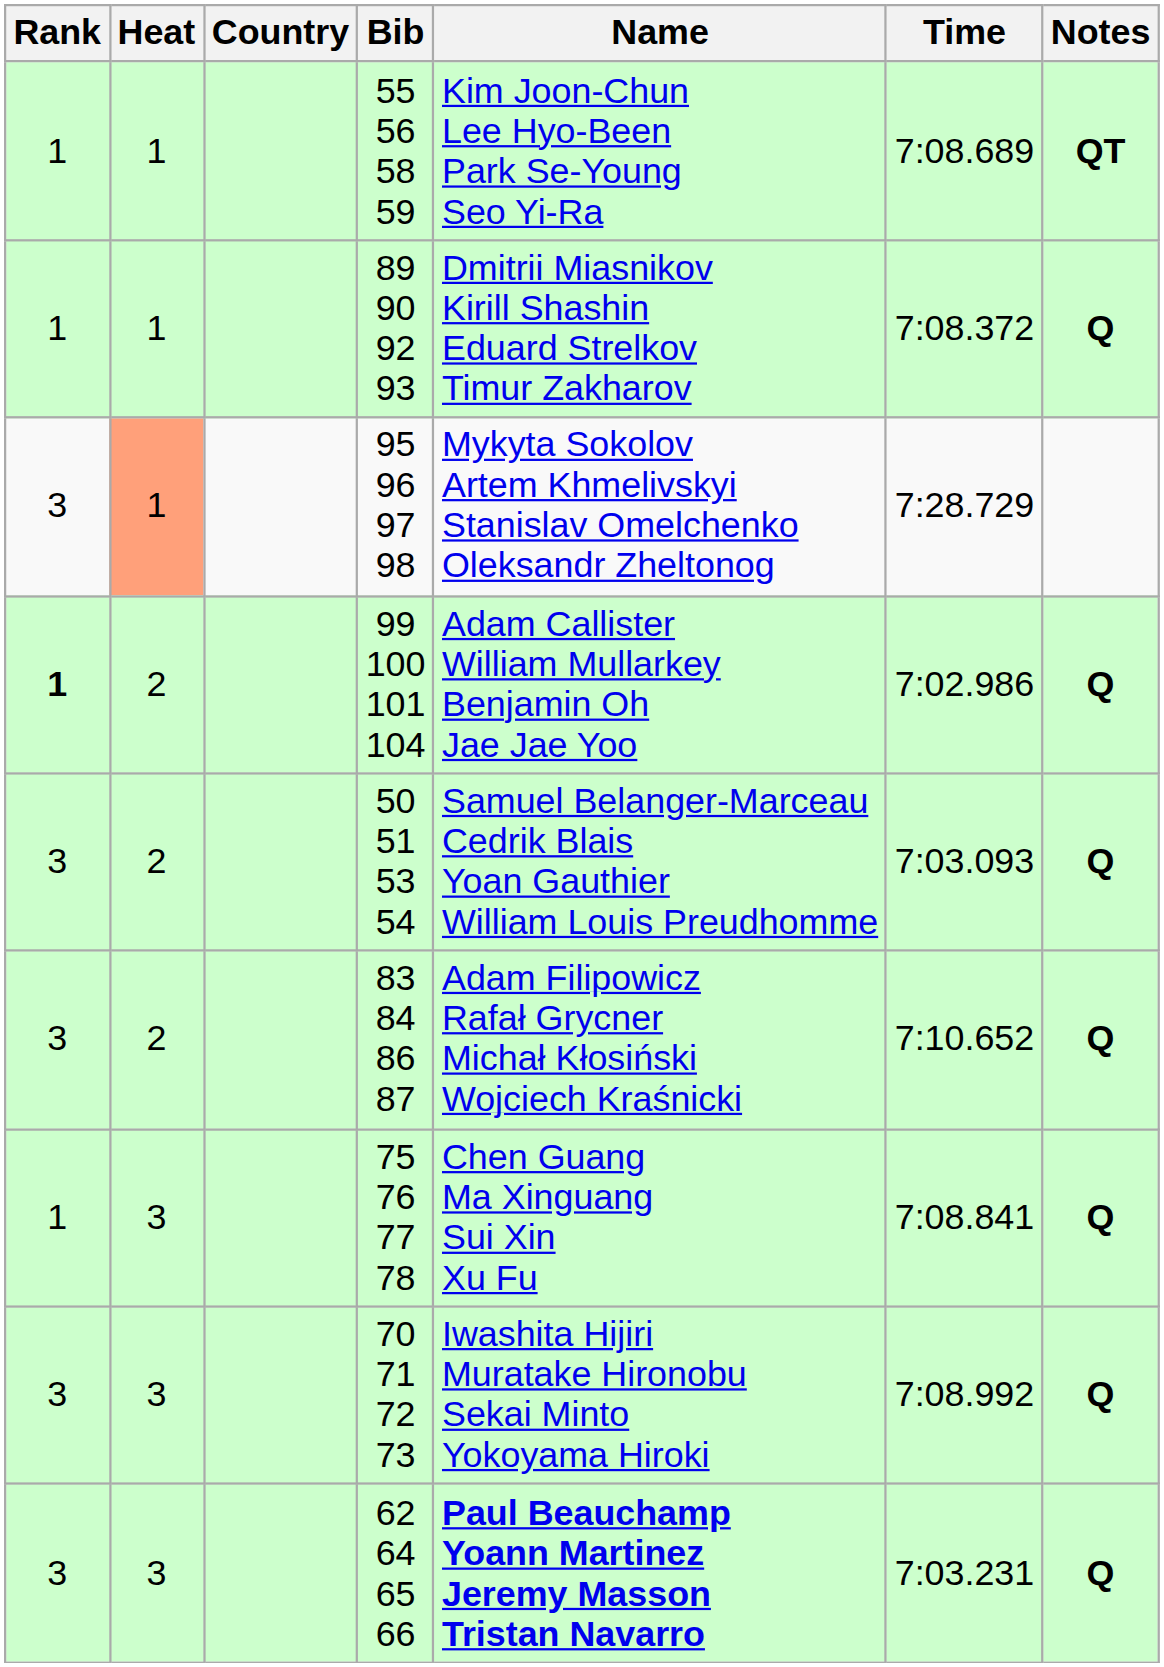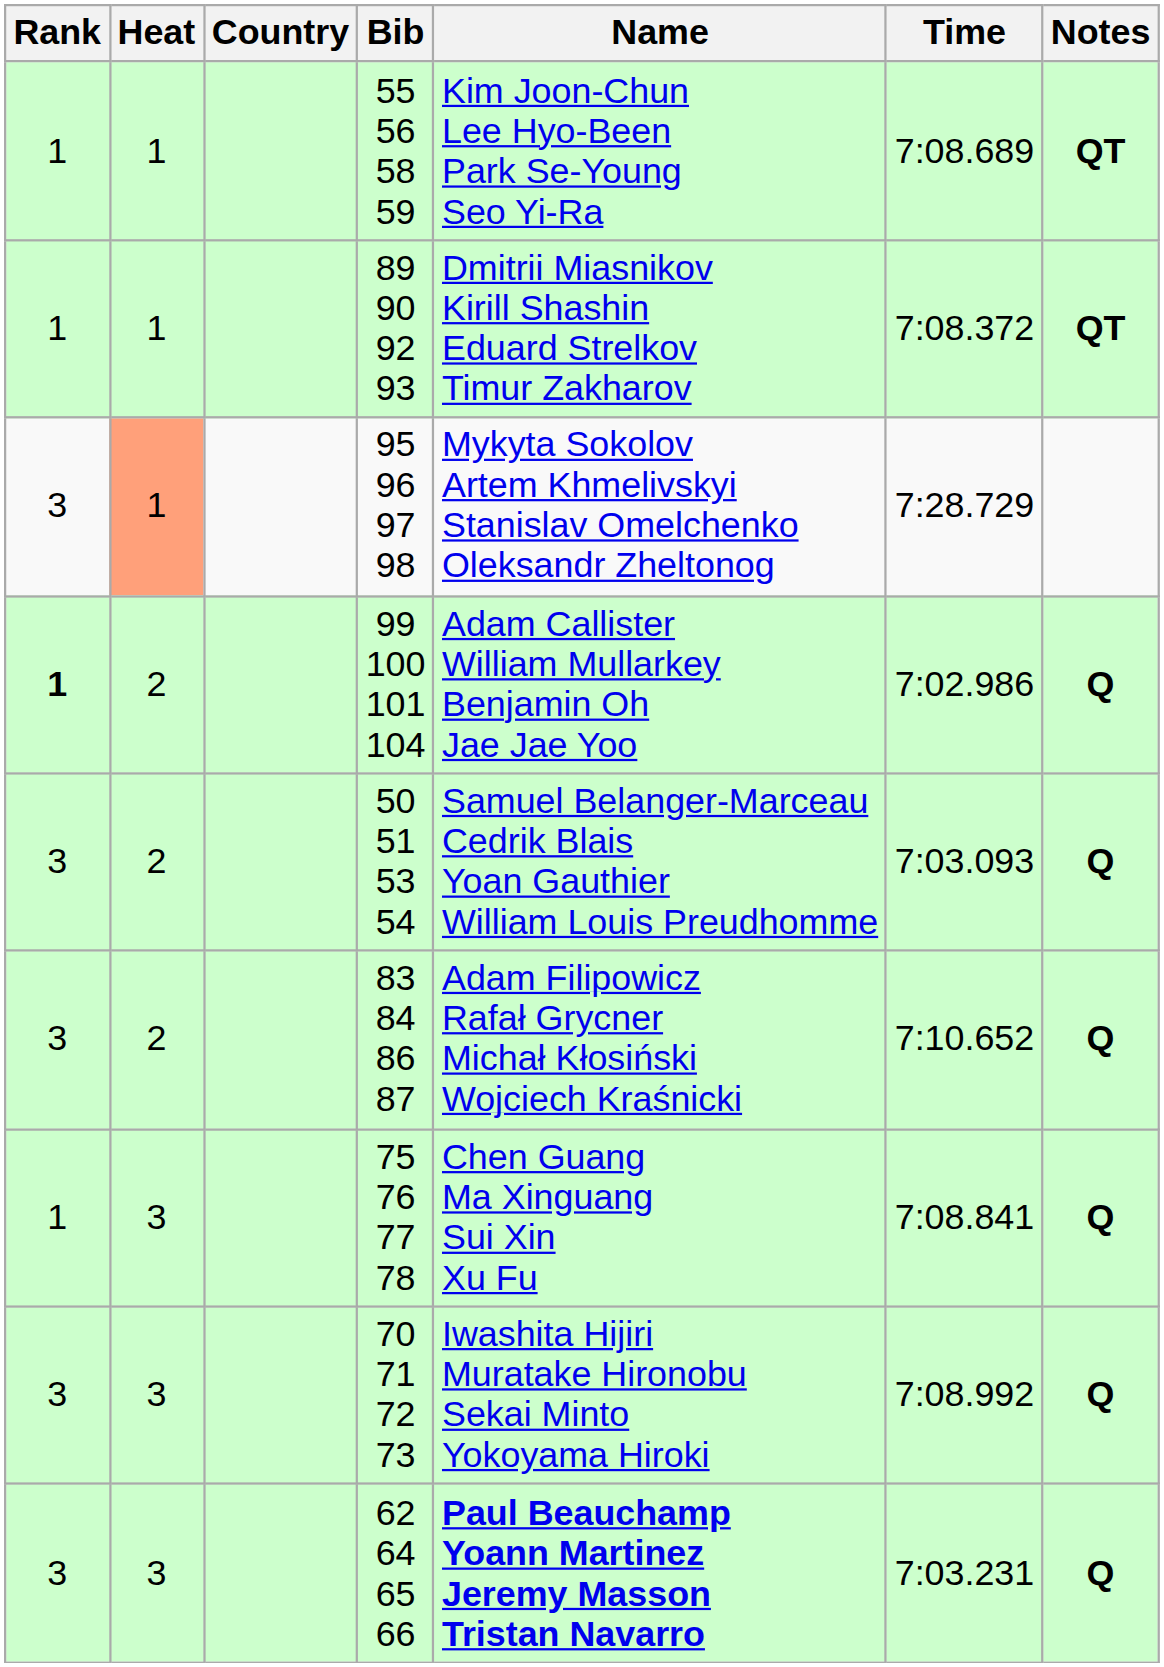(1101, 328) Q -> (1101, 328) QT
